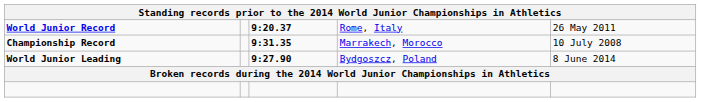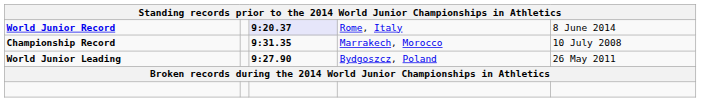(271, 28) no background -> (271, 28) lavender background
(584, 28) 26 May 2011 -> (584, 28) 8 June 2014
(584, 58) 8 June 2014 -> (584, 58) 26 May 2011
